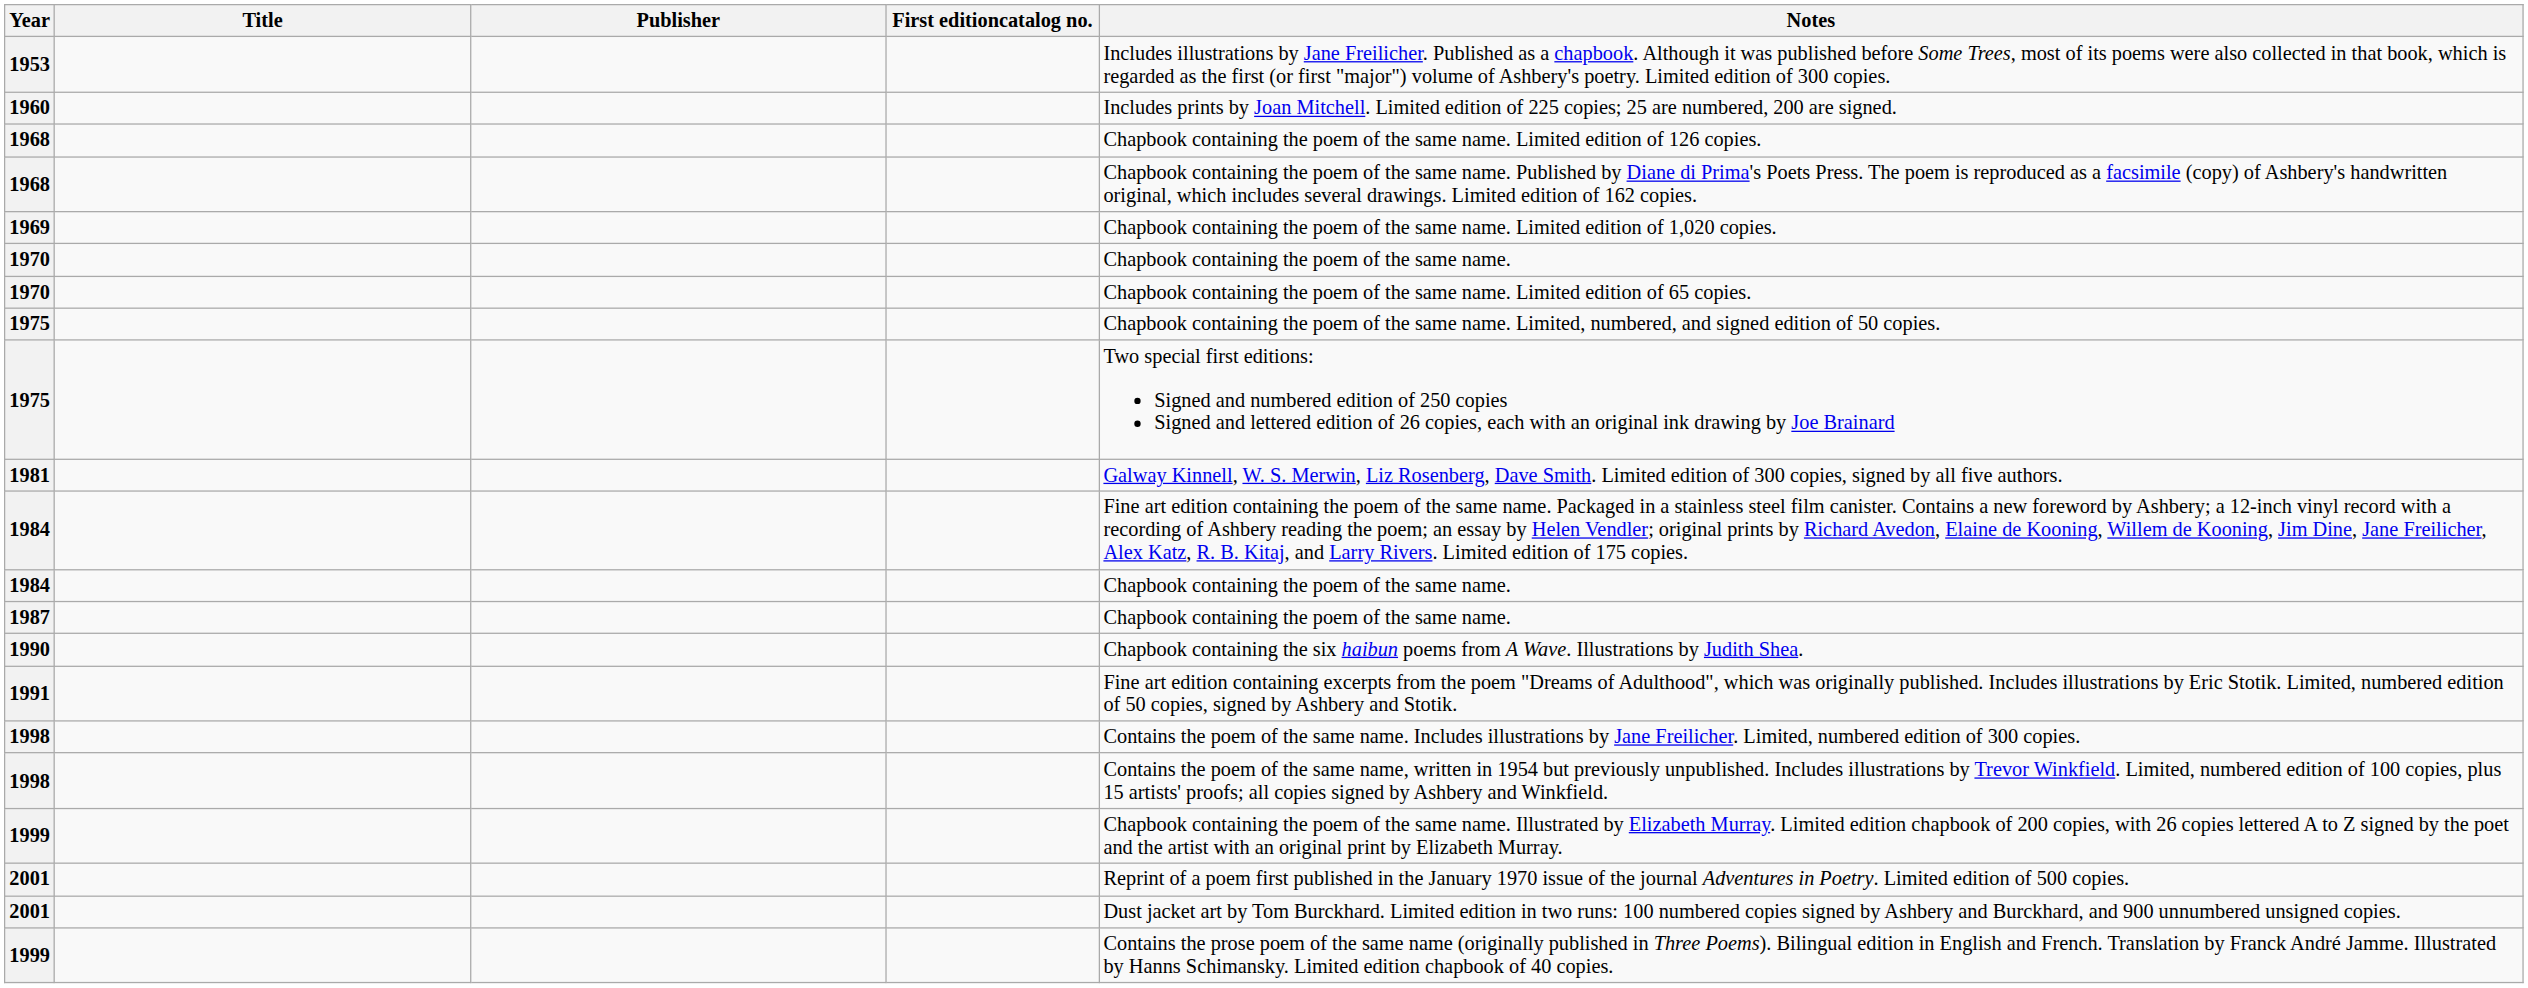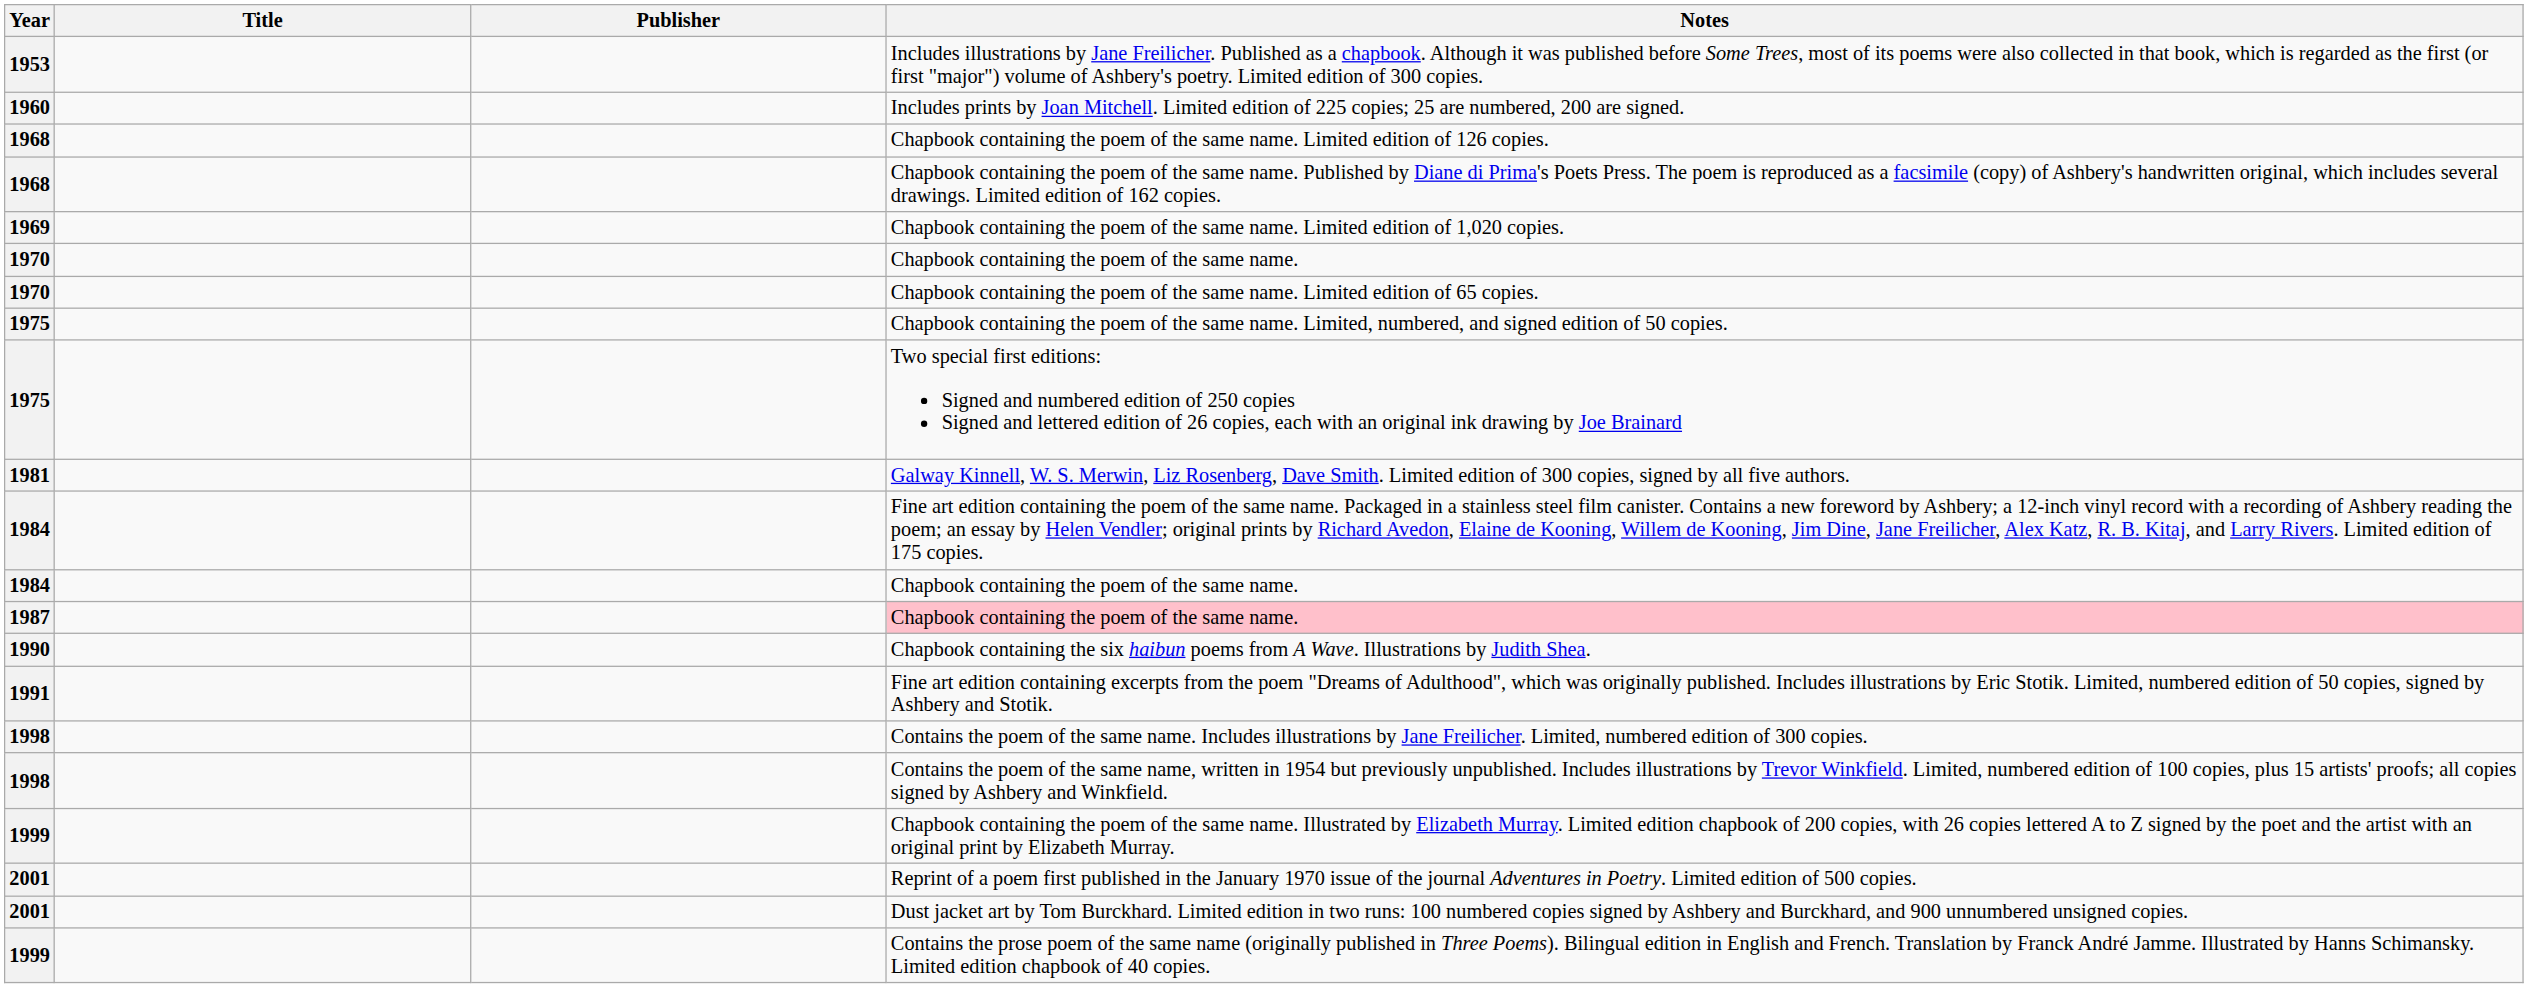- column: (992, 20)
(1307, 617) no background -> (1095, 617) pink background
